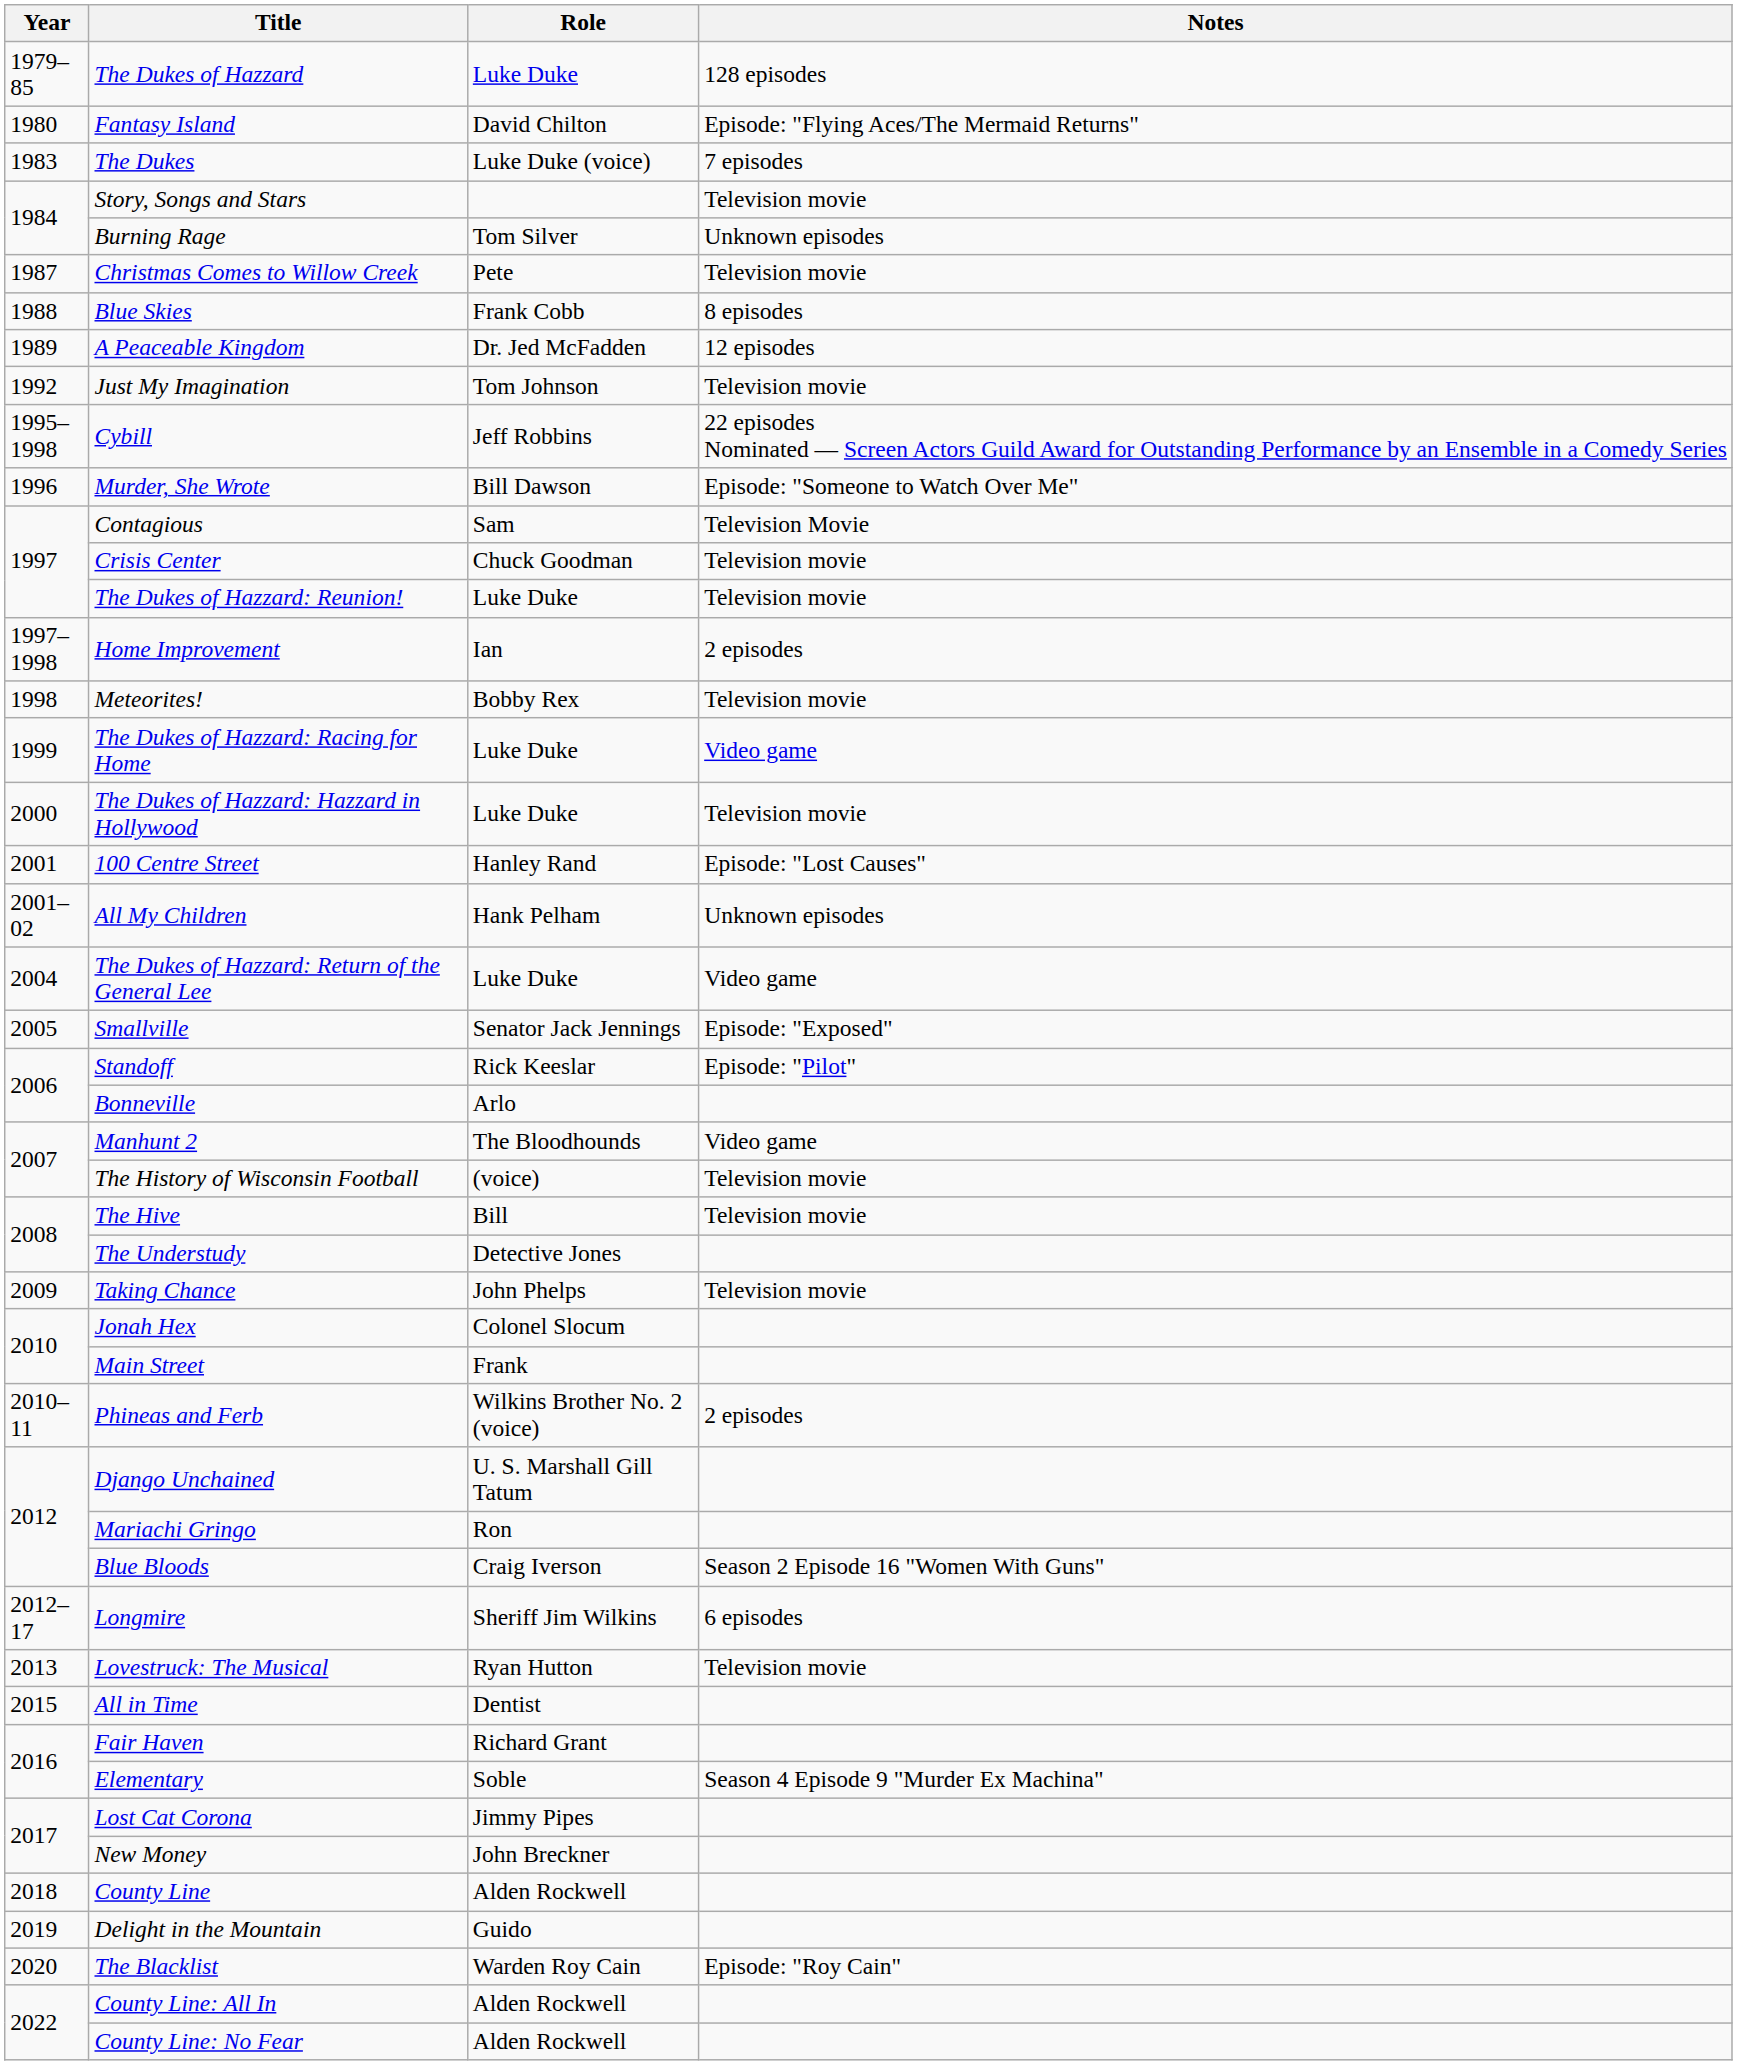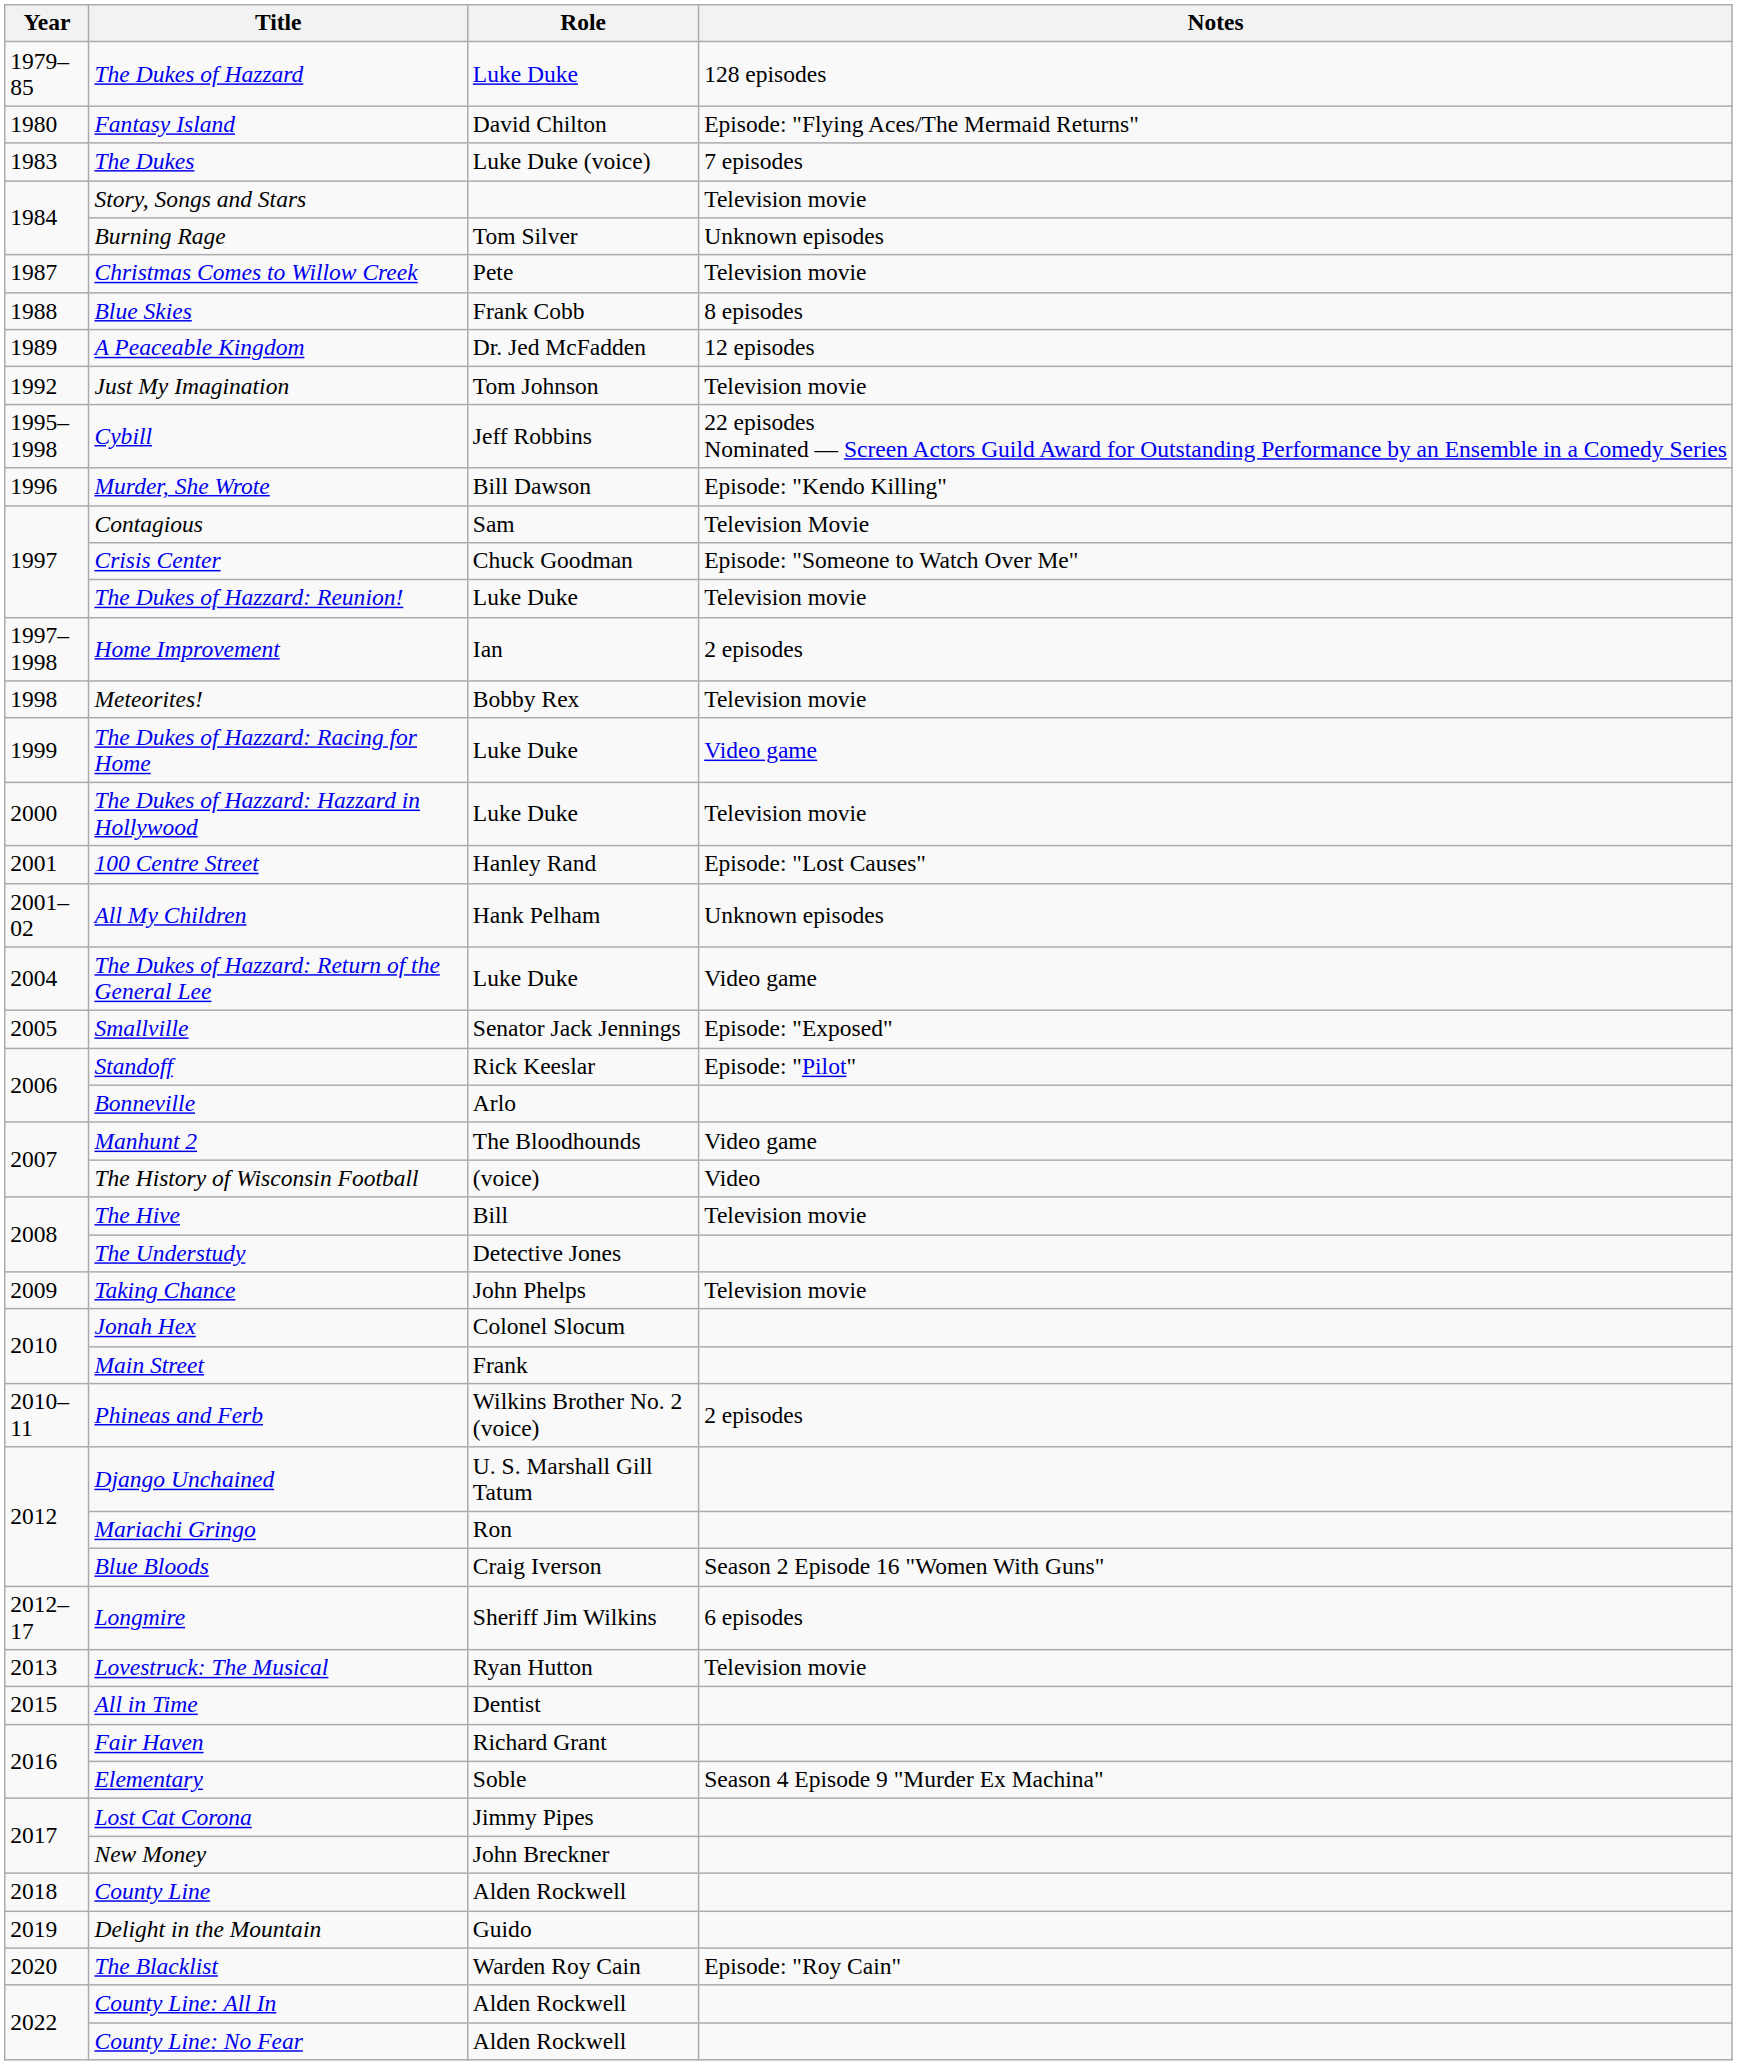(891, 486) Episode: "Someone to Watch Over Me" -> (825, 486) Episode: "Kendo Killing"
(785, 560) Television movie -> (891, 560) Episode: "Someone to Watch Over Me"
(785, 1178) Television movie -> (732, 1178) Video
